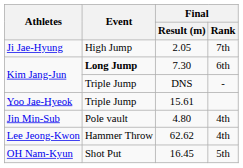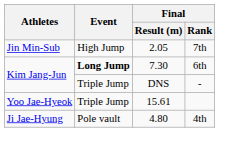(35, 48) Ji Jae-Hyung -> (33, 48) Jin Min-Sub
(33, 119) Jin Min-Sub -> (35, 119) Ji Jae-Hyung
- row: (182, 136)
- row: (182, 154)
